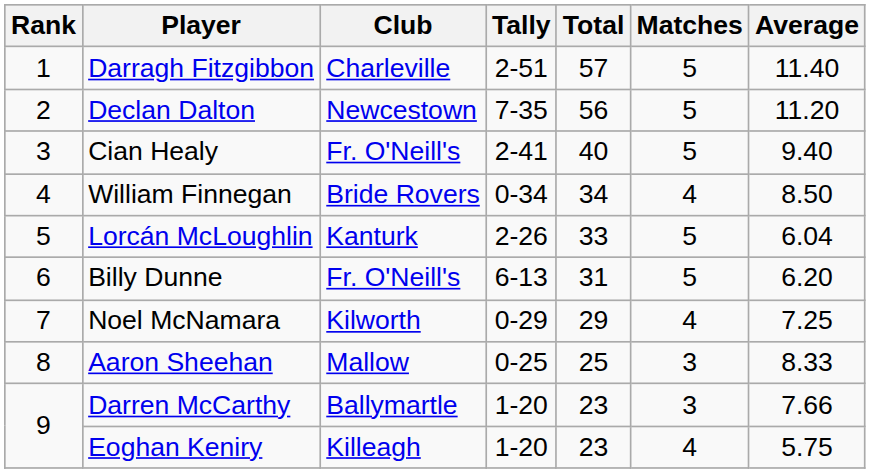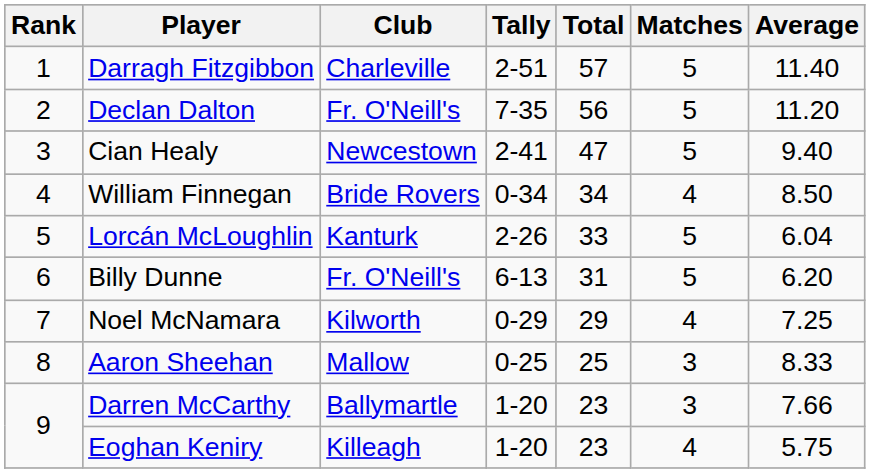(402, 109) Newcestown -> (393, 109) Fr. O'Neill's
(393, 151) Fr. O'Neill's -> (402, 151) Newcestown
(594, 151) 40 -> (594, 151) 47
